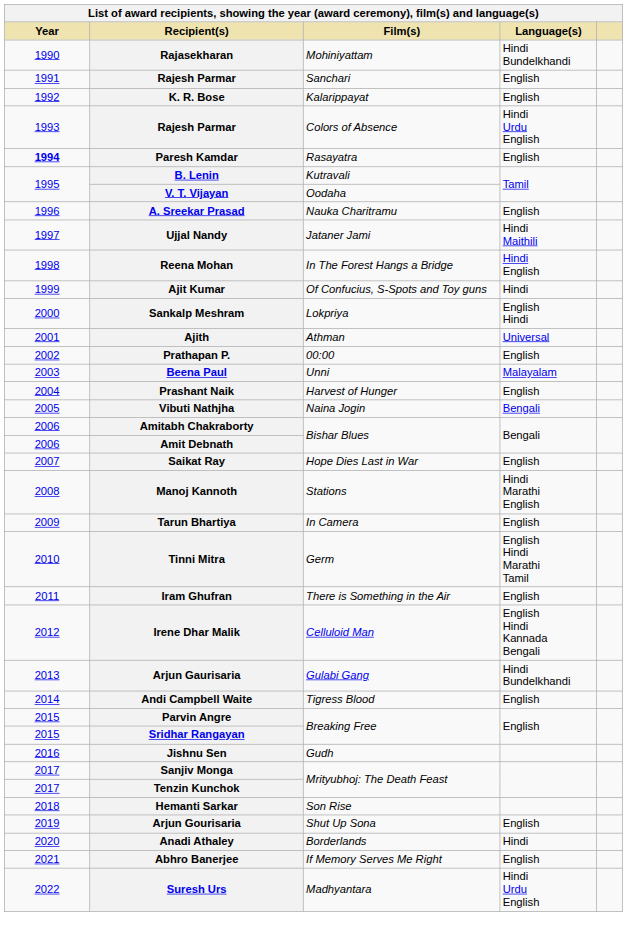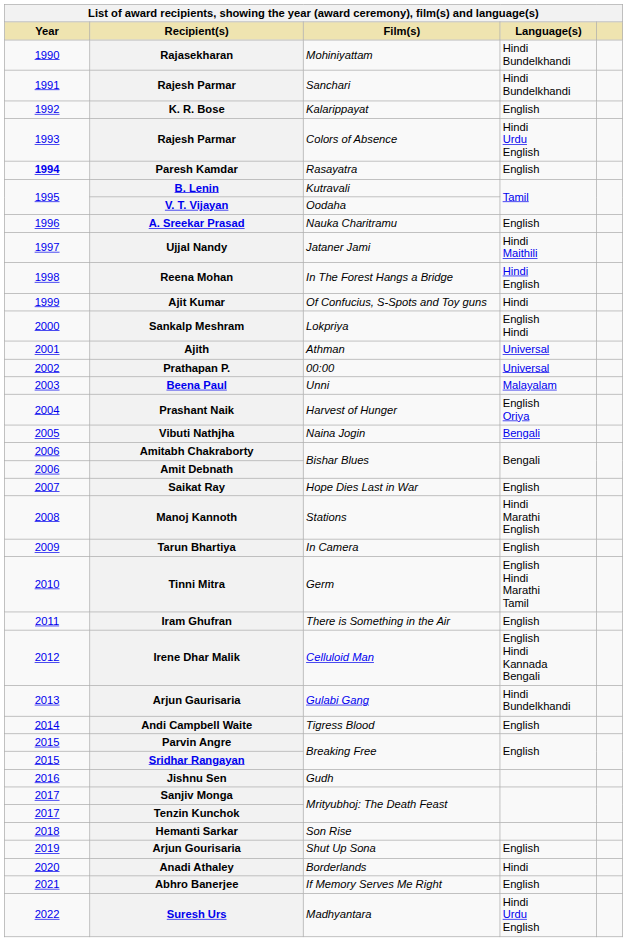(521, 79) English -> (537, 85) Hindi Bundelkhandi
(521, 355) English -> (526, 368) Universal
(521, 390) English -> (521, 409) English Oriya
